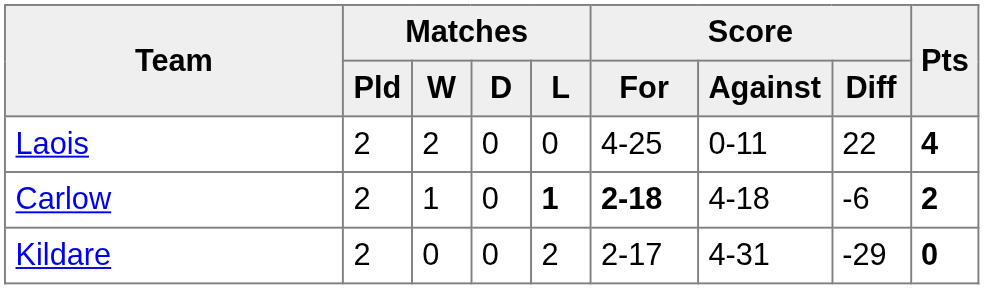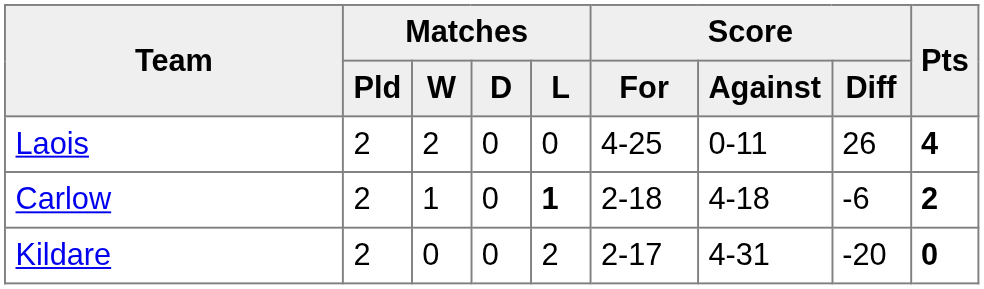(859, 143) 22 -> (859, 143) 26
(632, 199) bold -> (632, 199) normal
(864, 255) -29 -> (864, 255) -20
